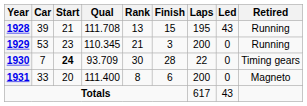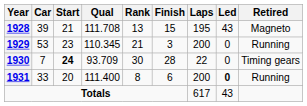(271, 28) Running -> (271, 28) Magneto
(227, 77) normal -> (227, 77) bold
(271, 77) Magneto -> (271, 77) Running
